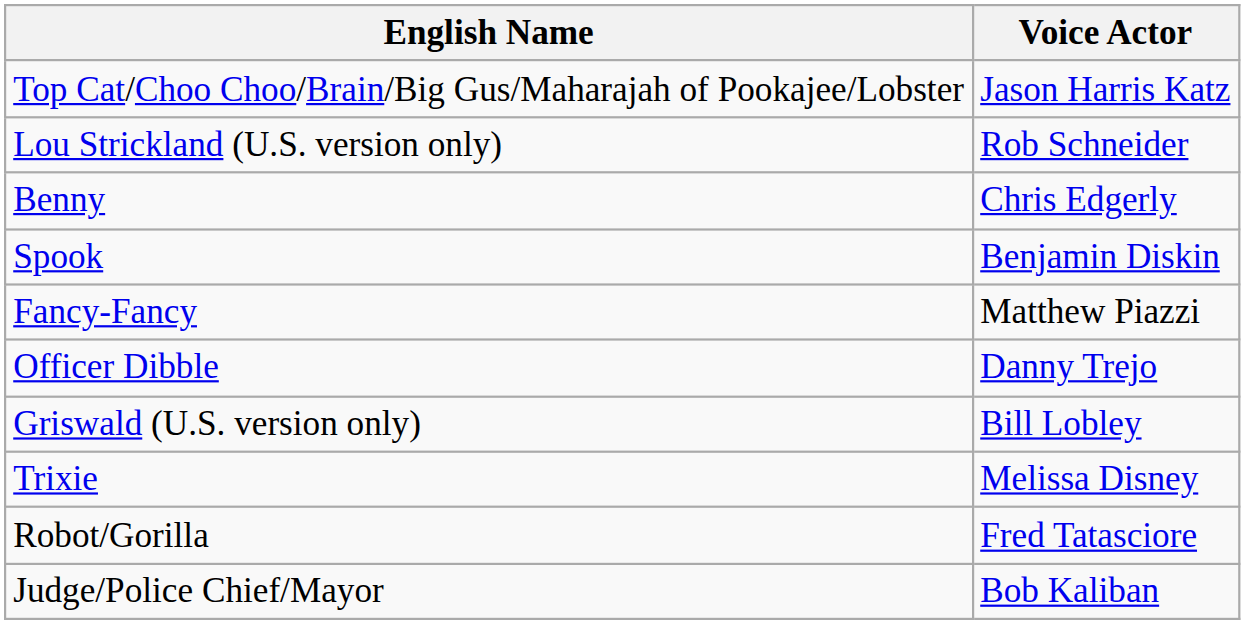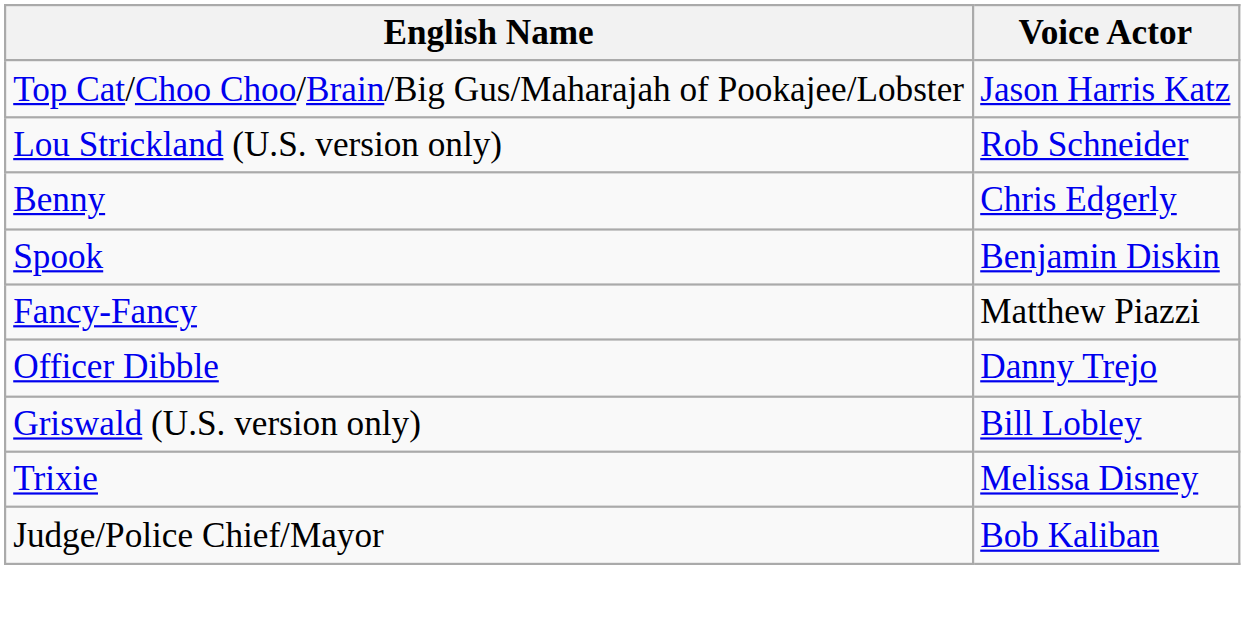- row: (111, 534)
